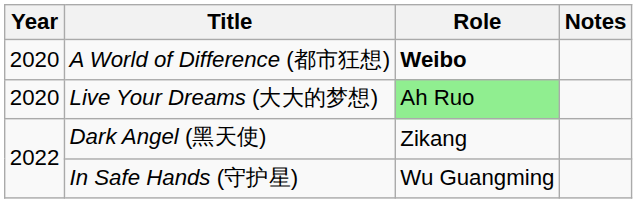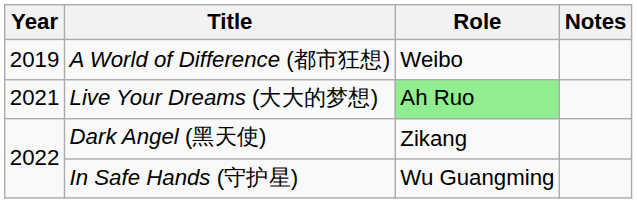(35, 59) 2020 -> (35, 59) 2019
(433, 59) bold -> (432, 59) normal
(35, 98) 2020 -> (35, 98) 2021
